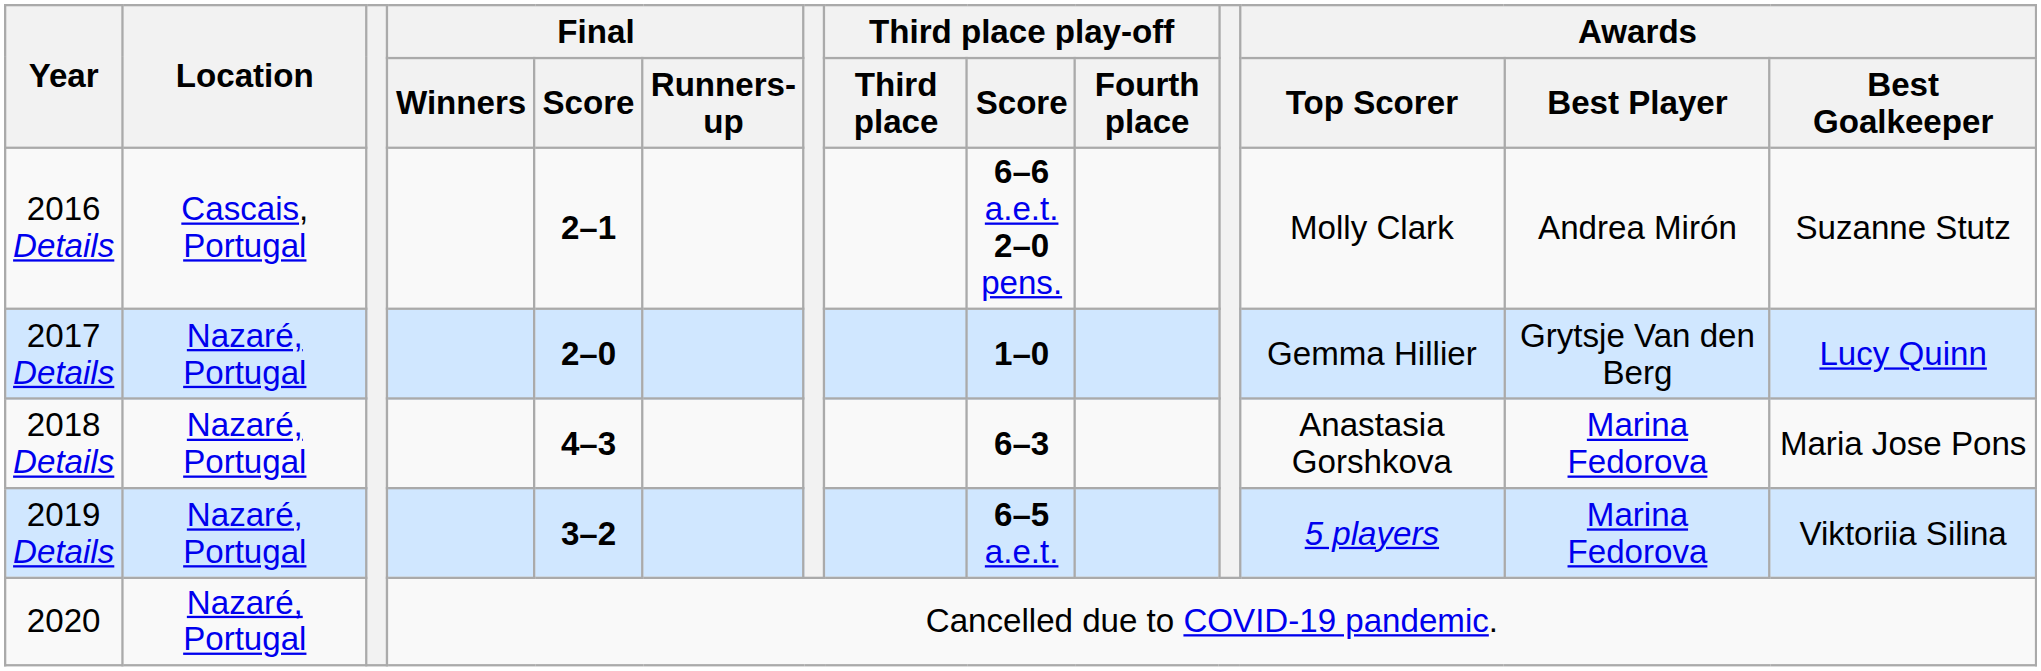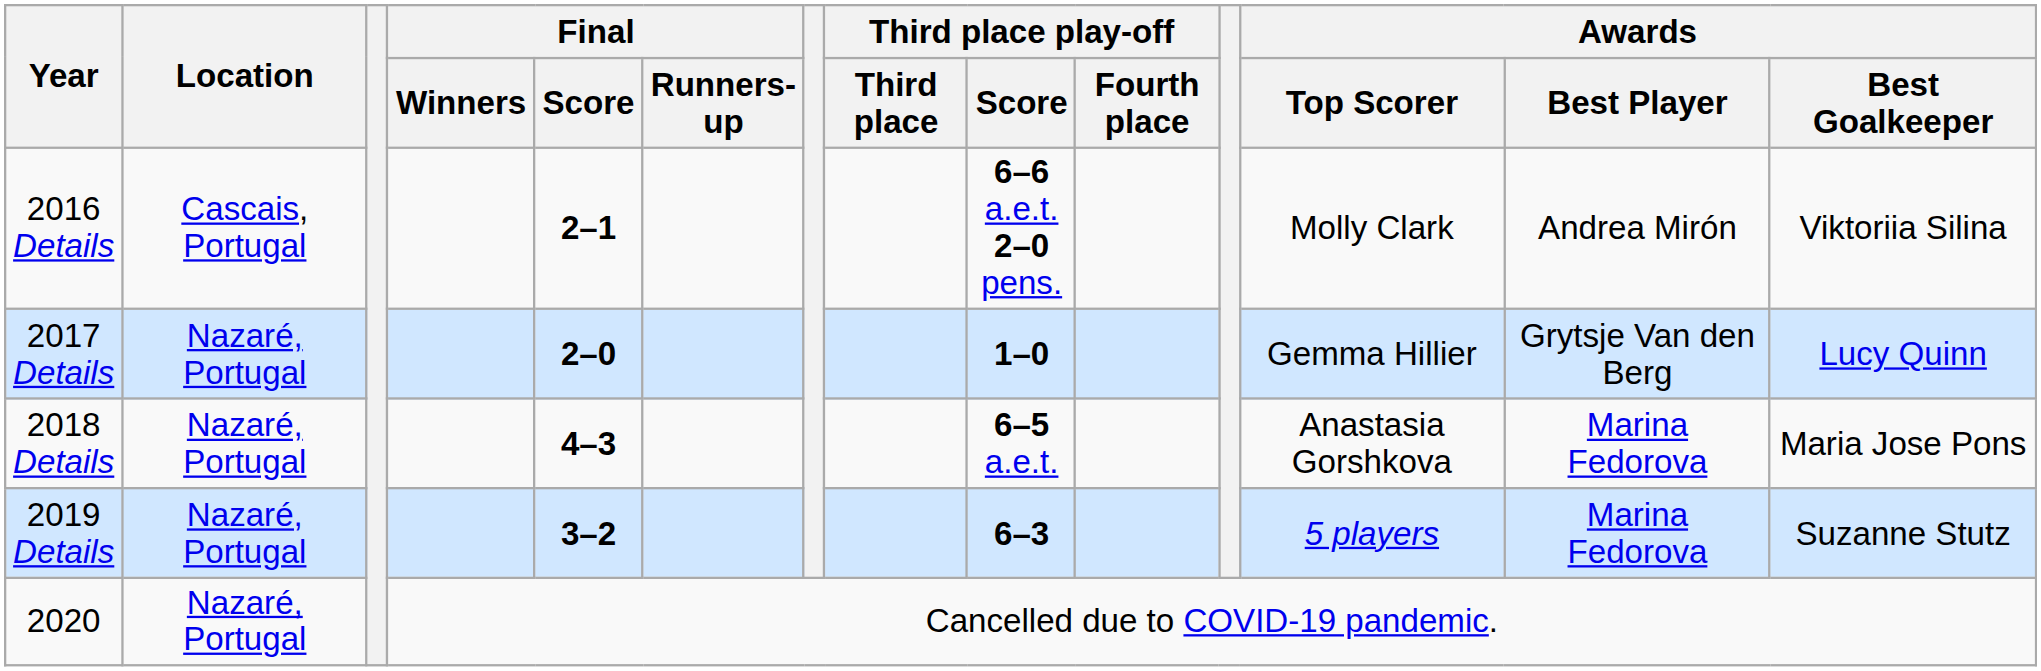(1903, 228) Suzanne Stutz -> (1903, 228) Viktoriia Silina
(1022, 443) 6–3 -> (1022, 443) 6–5 a.e.t.
(1022, 533) 6–5 a.e.t. -> (1022, 533) 6–3
(1903, 533) Viktoriia Silina -> (1903, 533) Suzanne Stutz
